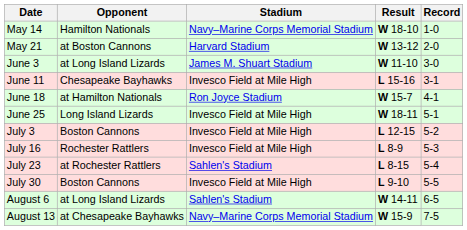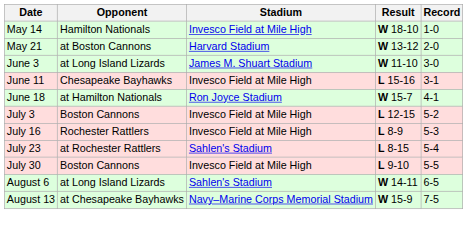(281, 30) Navy–Marine Corps Memorial Stadium -> (250, 30) Invesco Field at Mile High
- row: (26, 115)
